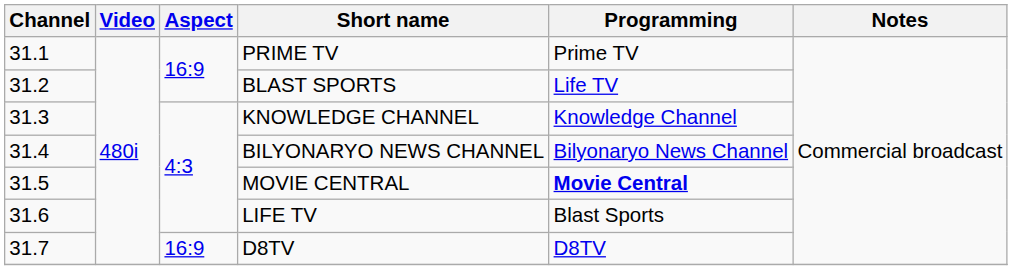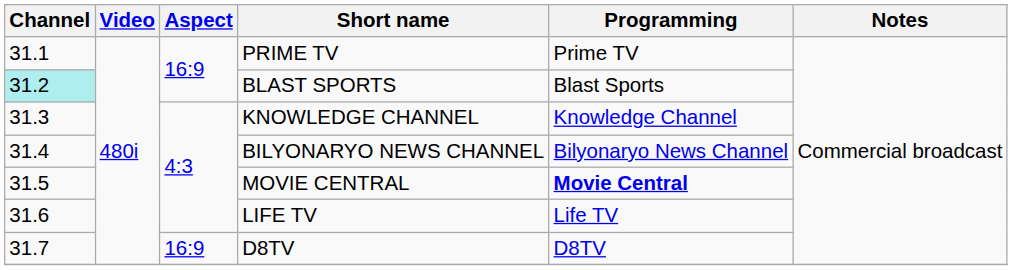(29, 85) no background -> (29, 85) paleturquoise background
(586, 85) Life TV -> (609, 85) Blast Sports
(609, 215) Blast Sports -> (586, 215) Life TV
